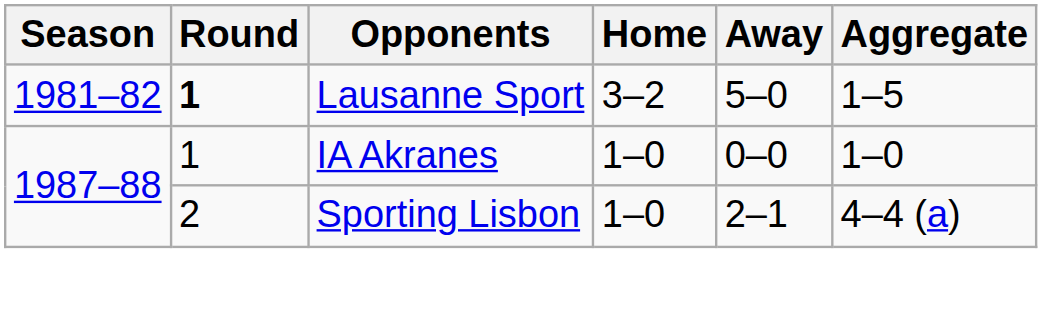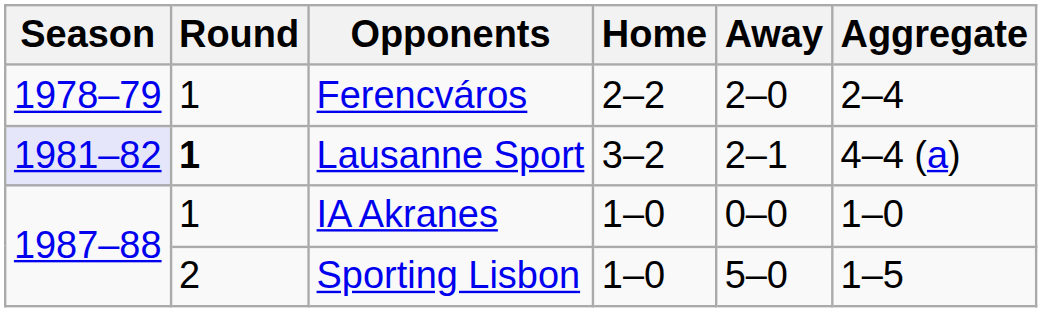+ row: (422, 94)
(88, 94) no background -> (88, 154) lavender background
(756, 94) 5–0 -> (756, 154) 2–1
(872, 94) 1–5 -> (901, 154) 4–4 (a)
(756, 214) 2–1 -> (756, 275) 5–0
(901, 214) 4–4 (a) -> (872, 275) 1–5
